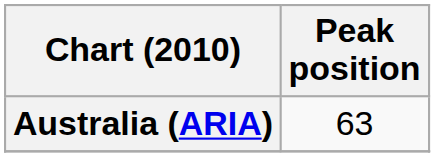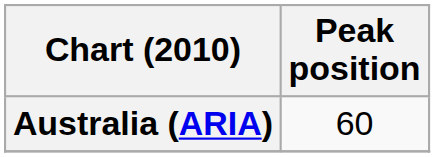(355, 123) 63 -> (355, 123) 60
